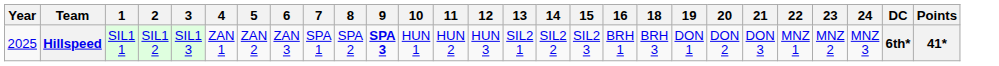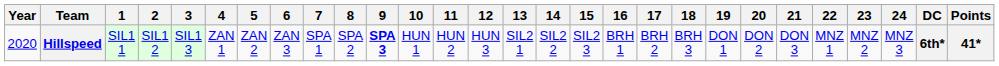+ column: (654, 14)
(22, 43) 2025 -> (22, 43) 2020
